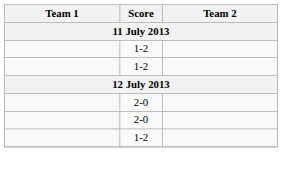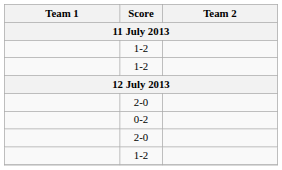+ row: (62, 121)
